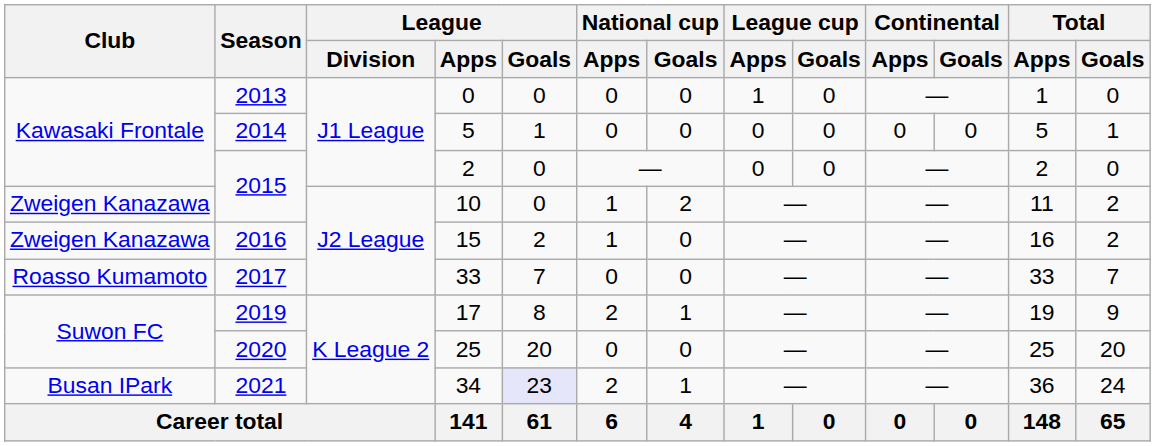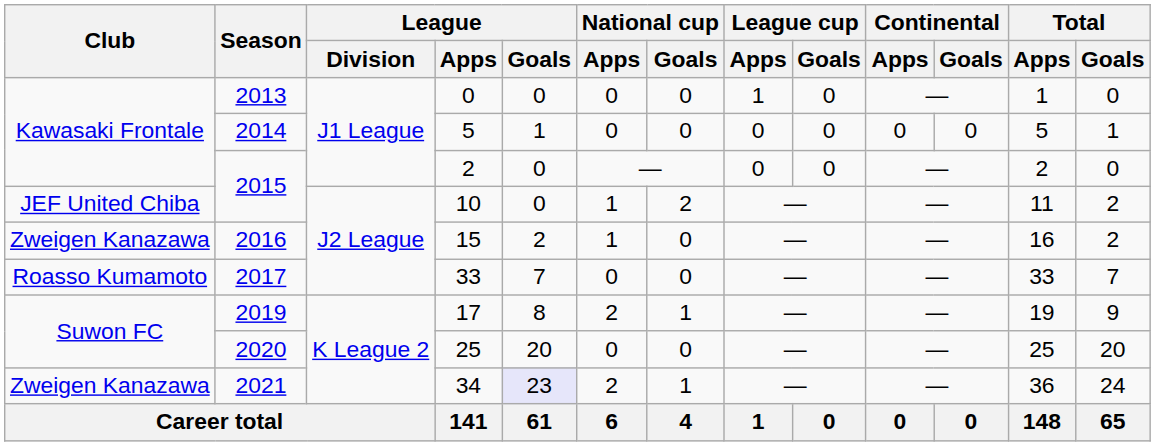(110, 204) Zweigen Kanazawa -> (110, 204) JEF United Chiba
(110, 385) Busan IPark -> (110, 385) Zweigen Kanazawa
